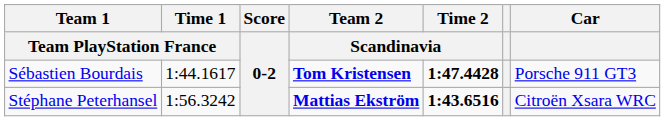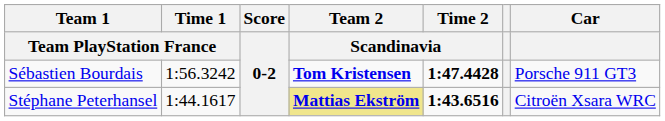(200, 73) 1:44.1617 -> (200, 73) 1:56.3242
(200, 101) 1:56.3242 -> (200, 101) 1:44.1617
(356, 101) no background -> (356, 101) khaki background
